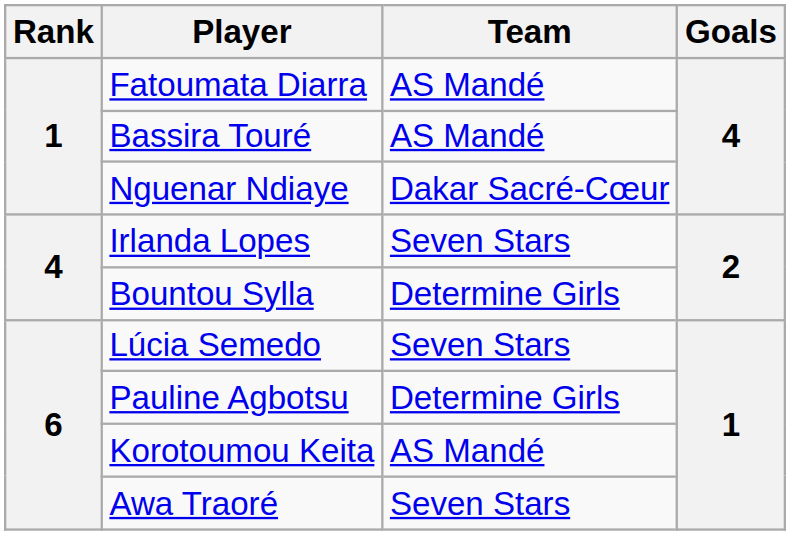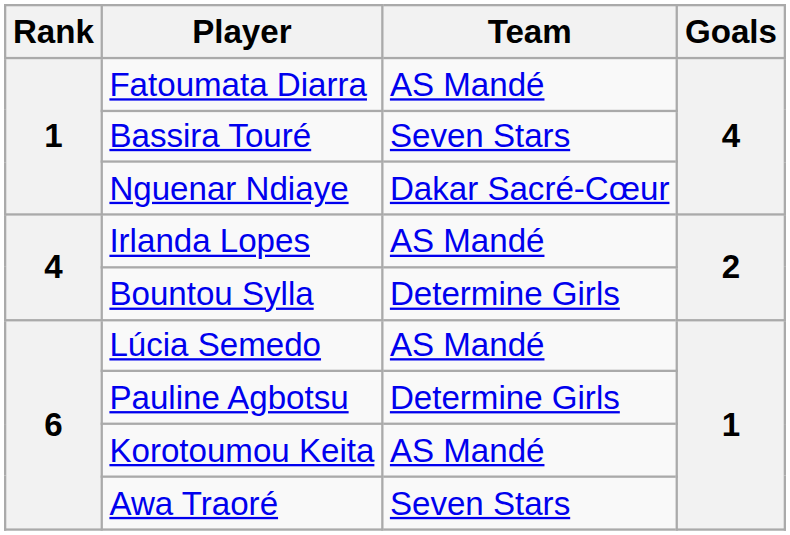(467, 136) AS Mandé -> (480, 136) Seven Stars
(480, 241) Seven Stars -> (467, 241) AS Mandé
(480, 346) Seven Stars -> (467, 346) AS Mandé
